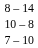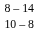- row: (19, 40)
